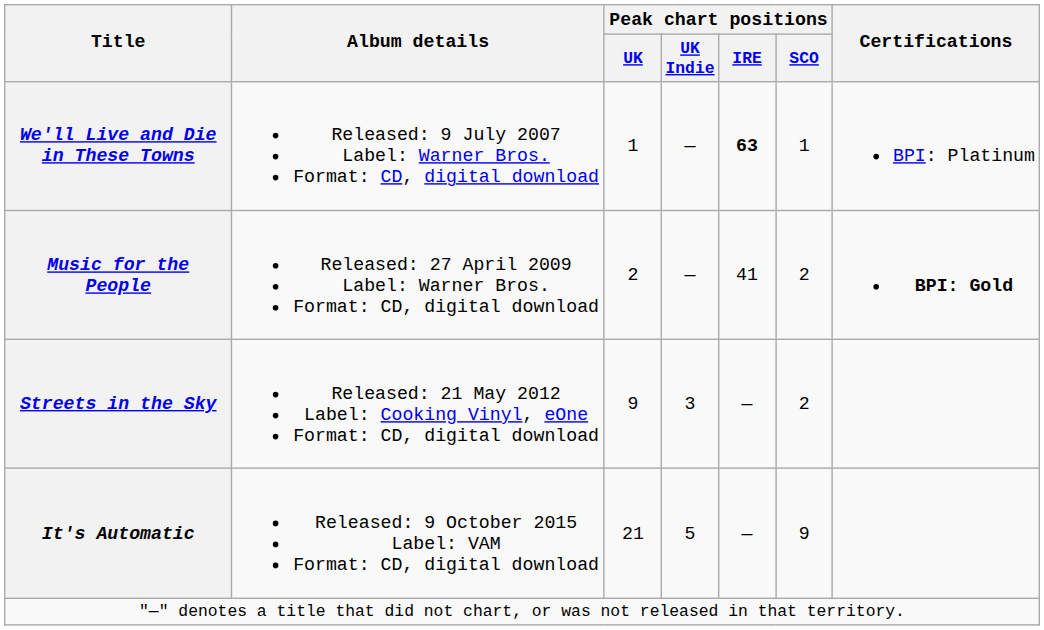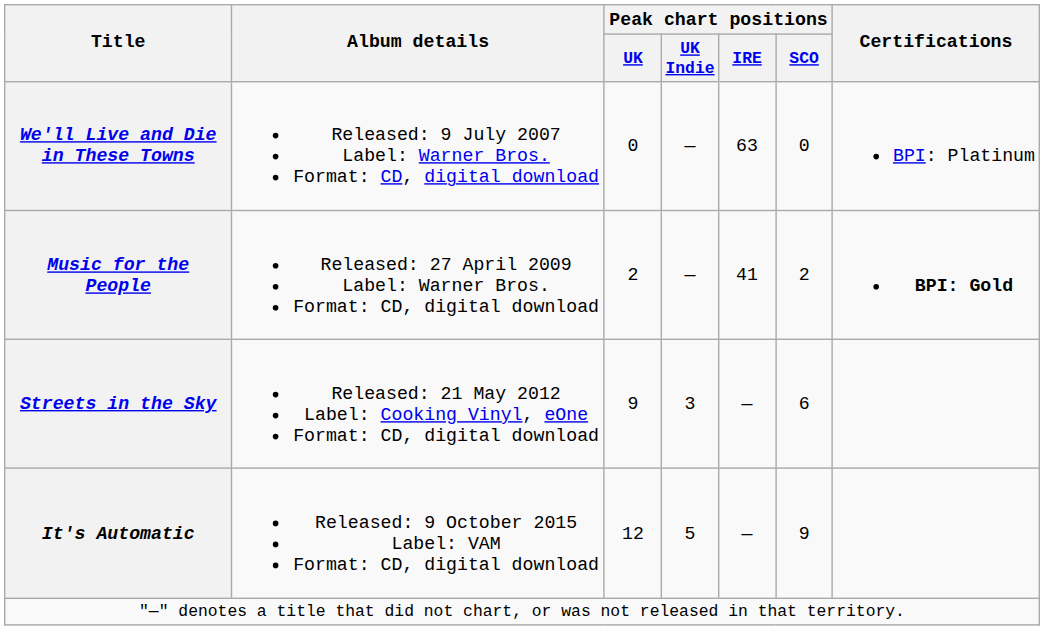(633, 146) 1 -> (633, 146) 0
(747, 146) bold -> (747, 146) normal
(804, 146) 1 -> (804, 146) 0
(804, 404) 2 -> (804, 404) 6
(633, 533) 21 -> (633, 533) 12
